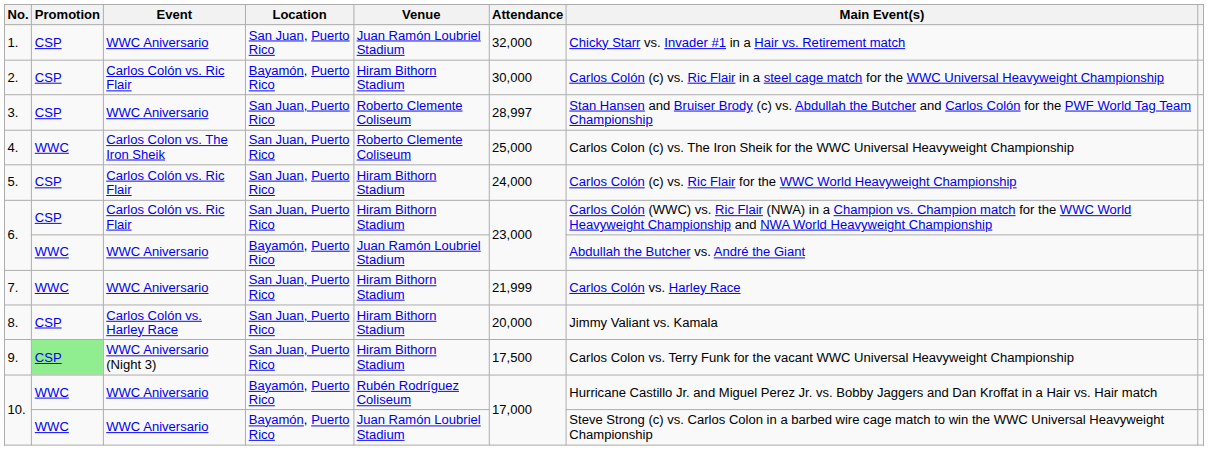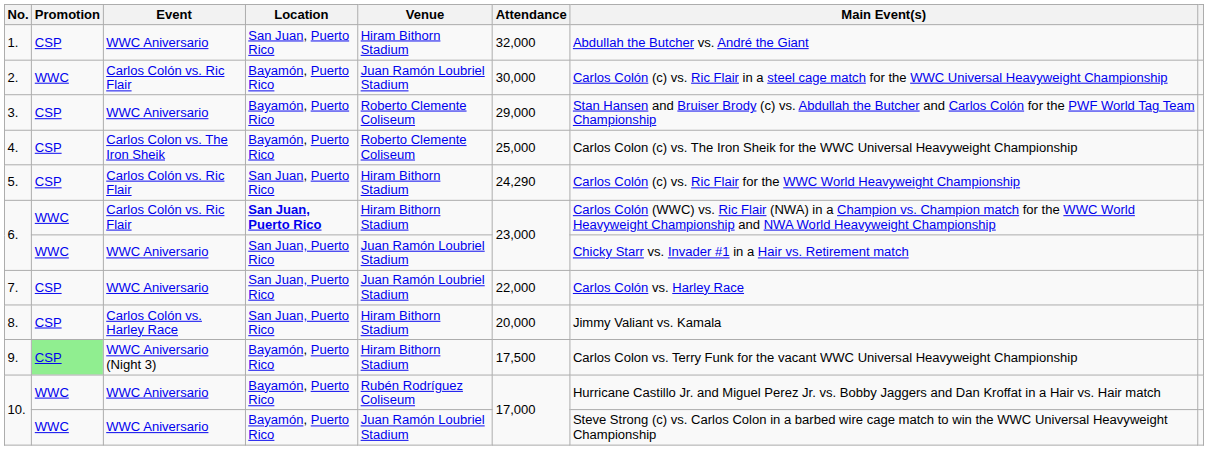(419, 42) Juan Ramón Loubriel Stadium -> (401, 42) Hiram Bithorn Stadium
(737, 42) Chicky Starr vs. Invader #1 in a Hair vs. Retirement match -> (691, 42) Abdullah the Butcher vs. André the Giant
(48, 77) CSP -> (52, 77) WWC
(397, 77) Hiram Bithorn Stadium -> (423, 77) Juan Ramón Loubriel Stadium
(299, 112) San Juan, Puerto Rico -> (299, 112) Bayamón, Puerto Rico
(512, 112) 28,997 -> (516, 112) 29,000
(52, 147) WWC -> (48, 147) CSP
(299, 147) San Juan, Puerto Rico -> (299, 147) Bayamón, Puerto Rico
(512, 182) 24,000 -> (516, 182) 24,290
(48, 217) CSP -> (52, 217) WWC
(299, 217) normal -> (285, 217) bold
(299, 252) Bayamón, Puerto Rico -> (299, 252) San Juan, Puerto Rico
(687, 252) Abdullah the Butcher vs. André the Giant -> (741, 252) Chicky Starr vs. Invader #1 in a Hair vs. Retirement match
(52, 287) WWC -> (48, 287) CSP
(397, 287) Hiram Bithorn Stadium -> (423, 287) Juan Ramón Loubriel Stadium
(512, 287) 21,999 -> (516, 287) 22,000
(299, 357) San Juan, Puerto Rico -> (299, 357) Bayamón, Puerto Rico
